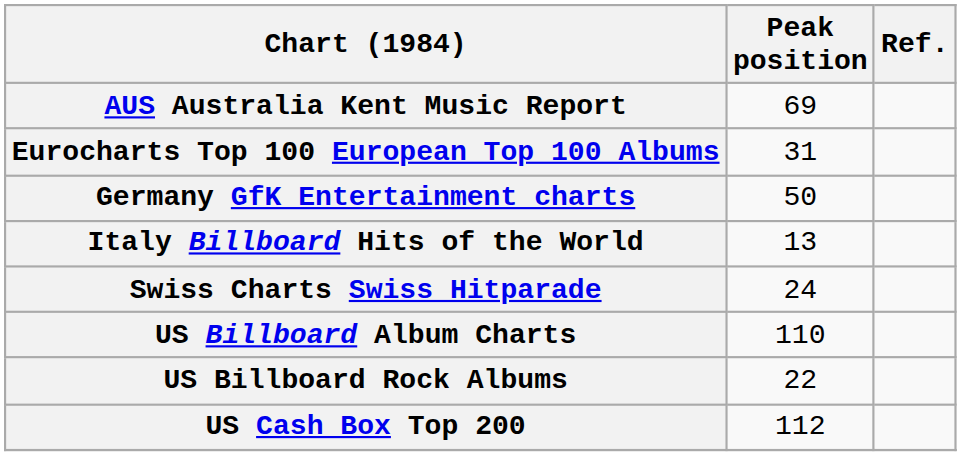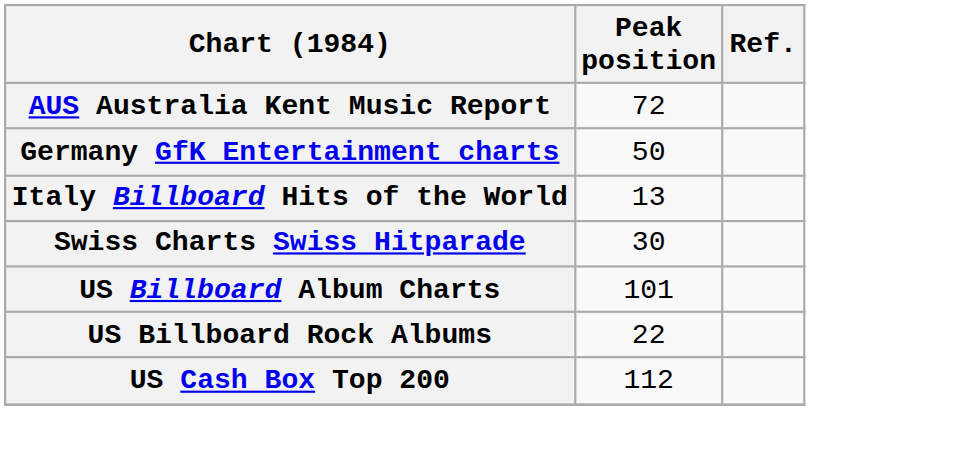(800, 106) 69 -> (649, 106) 72
- row: (366, 152)
(800, 289) 24 -> (649, 243) 30
(800, 335) 110 -> (649, 289) 101
